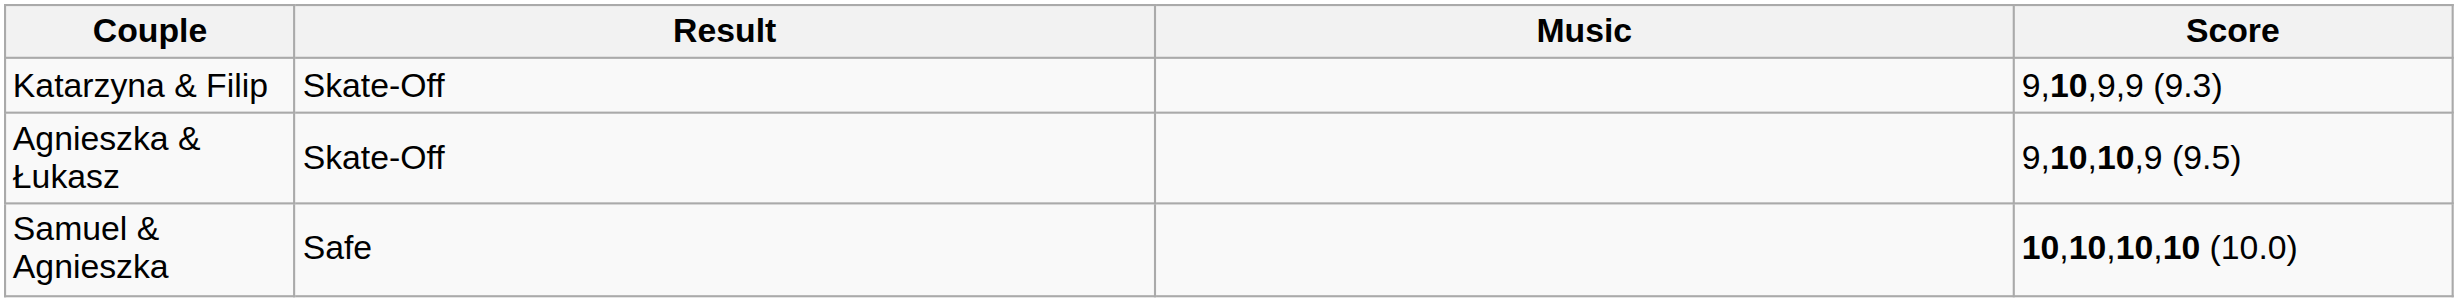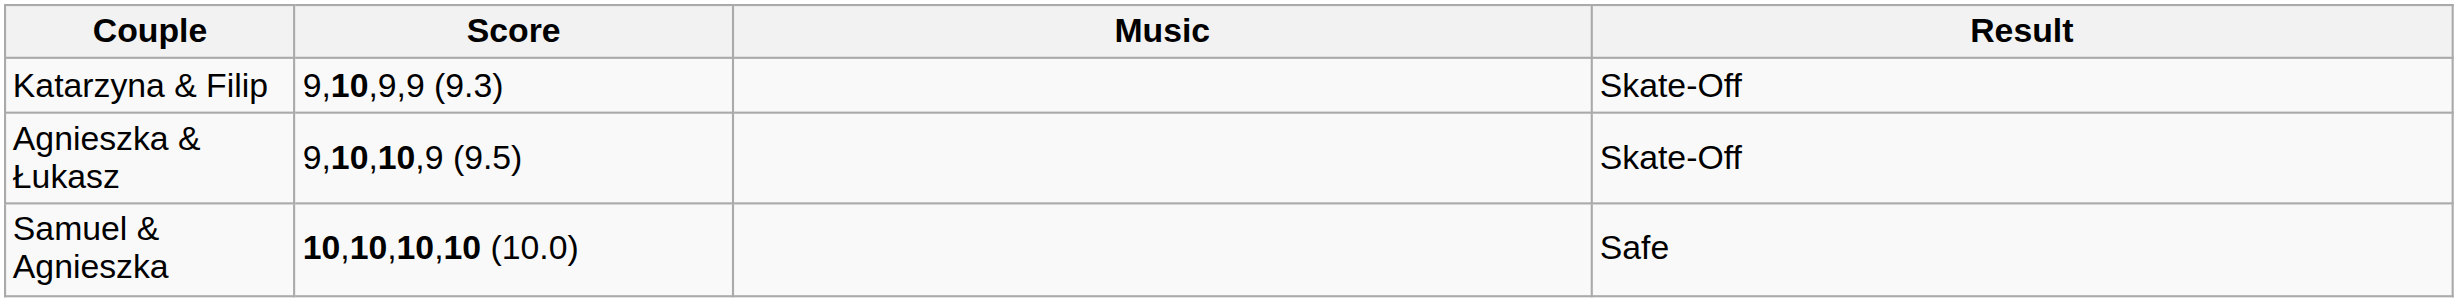columns swapped: (2233, 31) <-> (725, 31)
